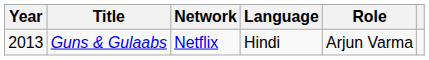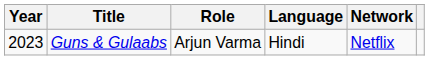columns swapped: (370, 17) <-> (205, 17)
(26, 42) 2013 -> (26, 42) 2023
